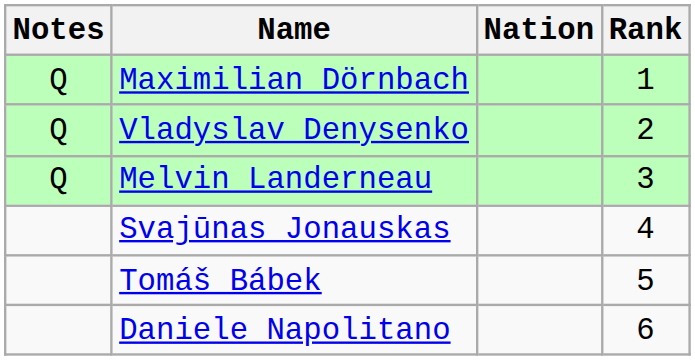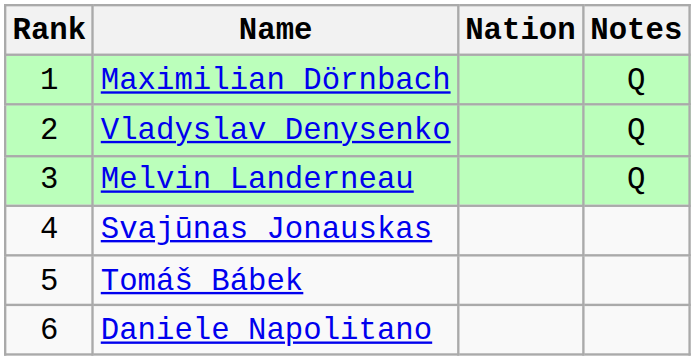columns swapped: (646, 30) <-> (59, 30)
